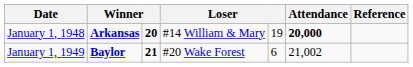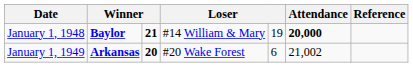(115, 33) Arkansas -> (108, 33) Baylor
(151, 33) 20 -> (151, 33) 21
(108, 52) Baylor -> (115, 52) Arkansas
(151, 52) 21 -> (151, 52) 20
